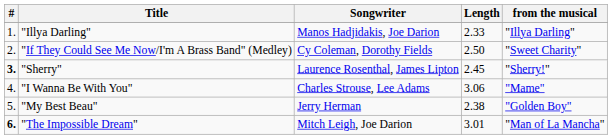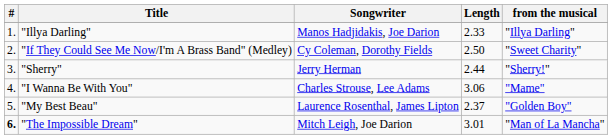(11, 69) bold -> (11, 69) normal
(378, 69) Laurence Rosenthal, James Lipton -> (329, 69) Jerry Herman
(474, 69) 2.45 -> (474, 69) 2.44
(329, 106) Jerry Herman -> (378, 106) Laurence Rosenthal, James Lipton
(474, 106) 2.38 -> (474, 106) 2.37
